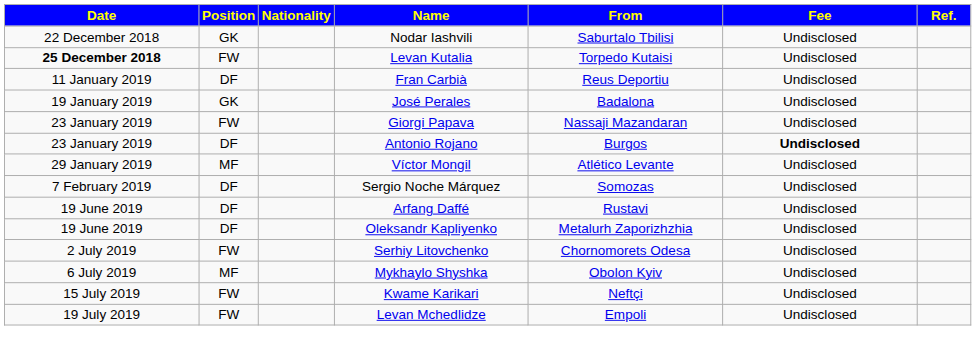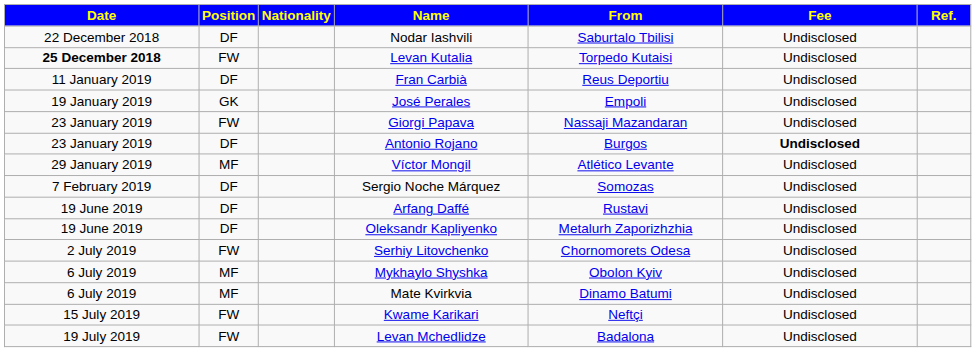(229, 37) GK -> (229, 37) DF
(626, 101) Badalona -> (626, 101) Empoli
+ row: (431, 294)
(626, 315) Empoli -> (626, 336) Badalona
